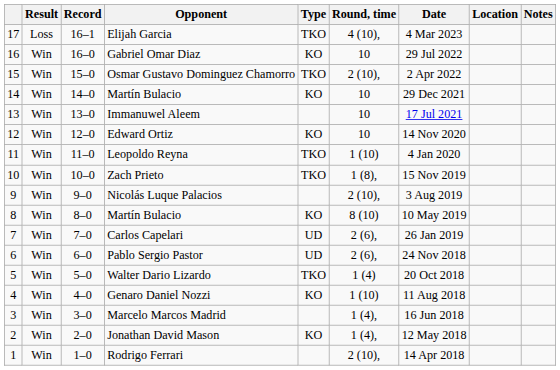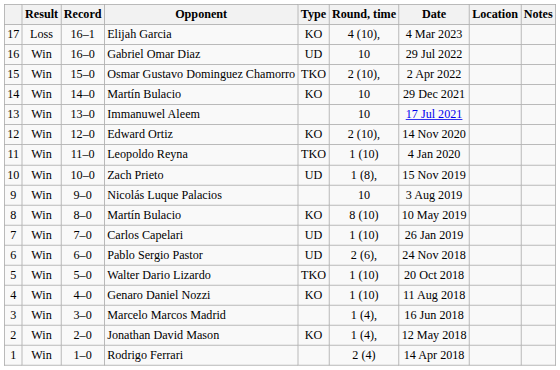(314, 34) TKO -> (314, 34) KO
(314, 54) KO -> (314, 54) UD
(364, 135) 10 -> (364, 135) 2 (10),
(314, 175) TKO -> (314, 175) UD
(364, 195) 2 (10), -> (364, 195) 10
(364, 235) 2 (6), -> (364, 235) 1 (10)
(364, 275) 1 (4) -> (364, 275) 1 (10)
(364, 355) 2 (10), -> (364, 355) 2 (4)
